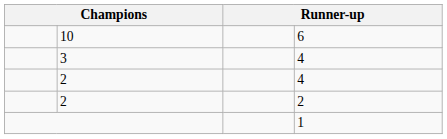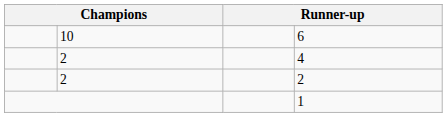- row: (63, 58)
